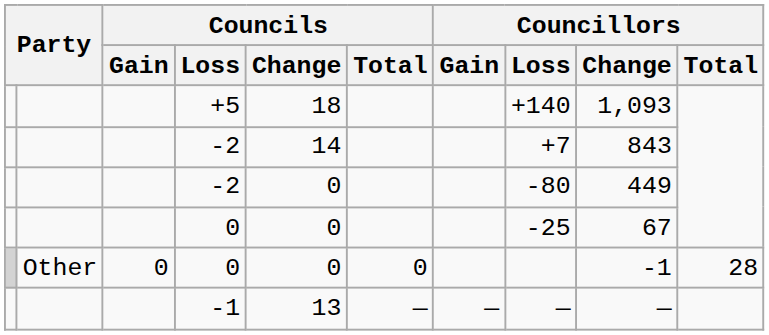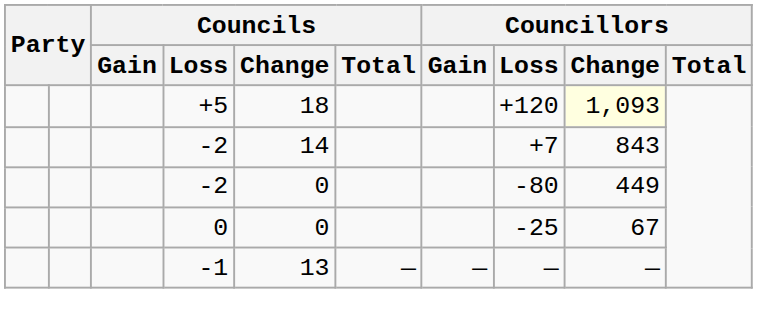(541, 106) +140 -> (529, 106) +120
(635, 106) no background -> (623, 106) lightyellow background
- row: (60, 268)
